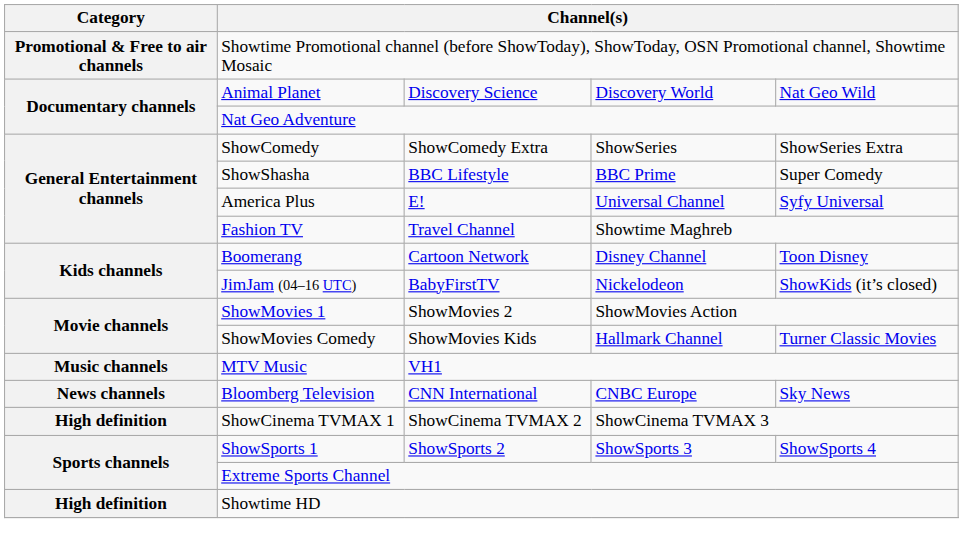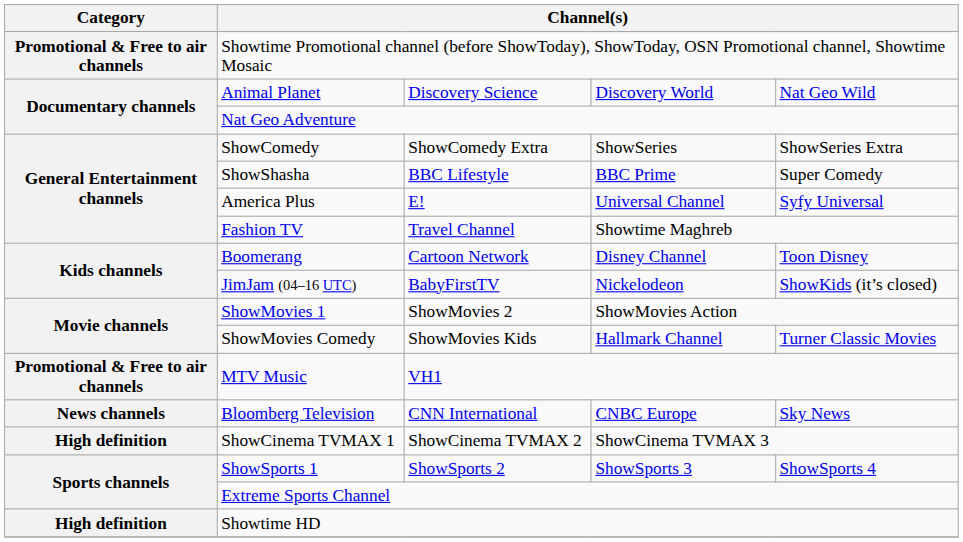(111, 366) Music channels -> (111, 376) Promotional & Free to air channels
